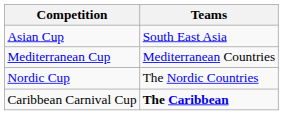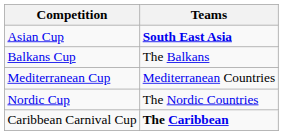(185, 36) normal -> (187, 36) bold
+ row: (42, 57)
